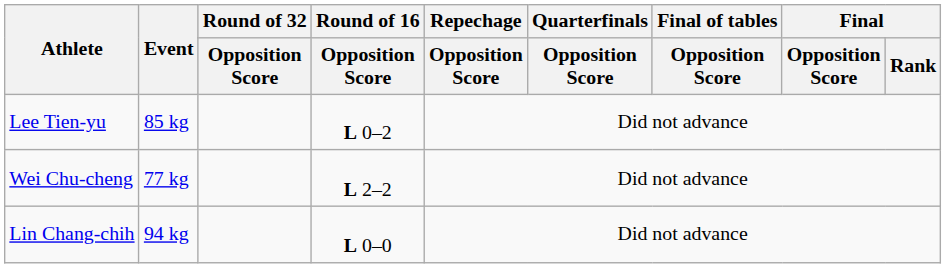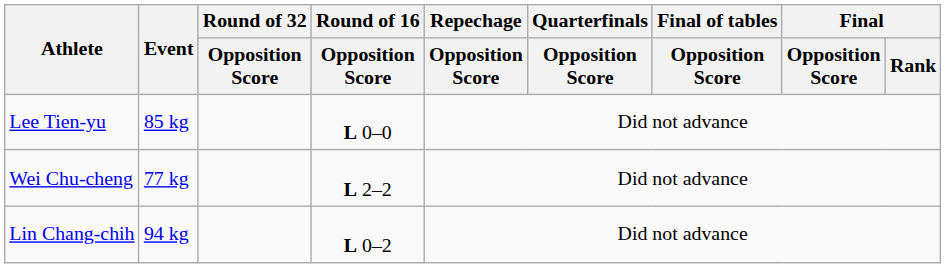(368, 133) L 0–2 -> (368, 133) L 0–0
(368, 246) L 0–0 -> (368, 246) L 0–2
